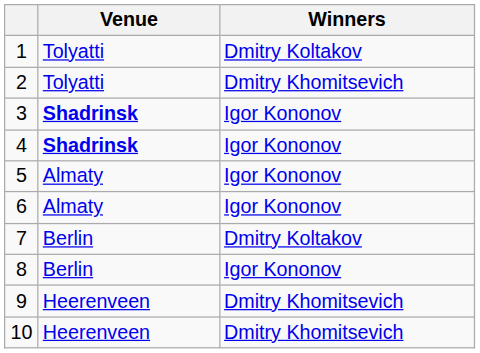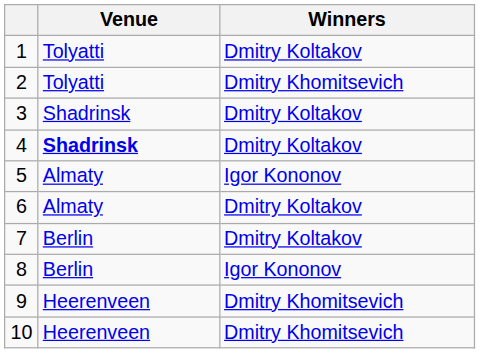(90, 113) bold -> (87, 113) normal
(283, 113) Igor Kononov -> (293, 113) Dmitry Koltakov
(283, 144) Igor Kononov -> (293, 144) Dmitry Koltakov
(283, 207) Igor Kononov -> (293, 207) Dmitry Koltakov
